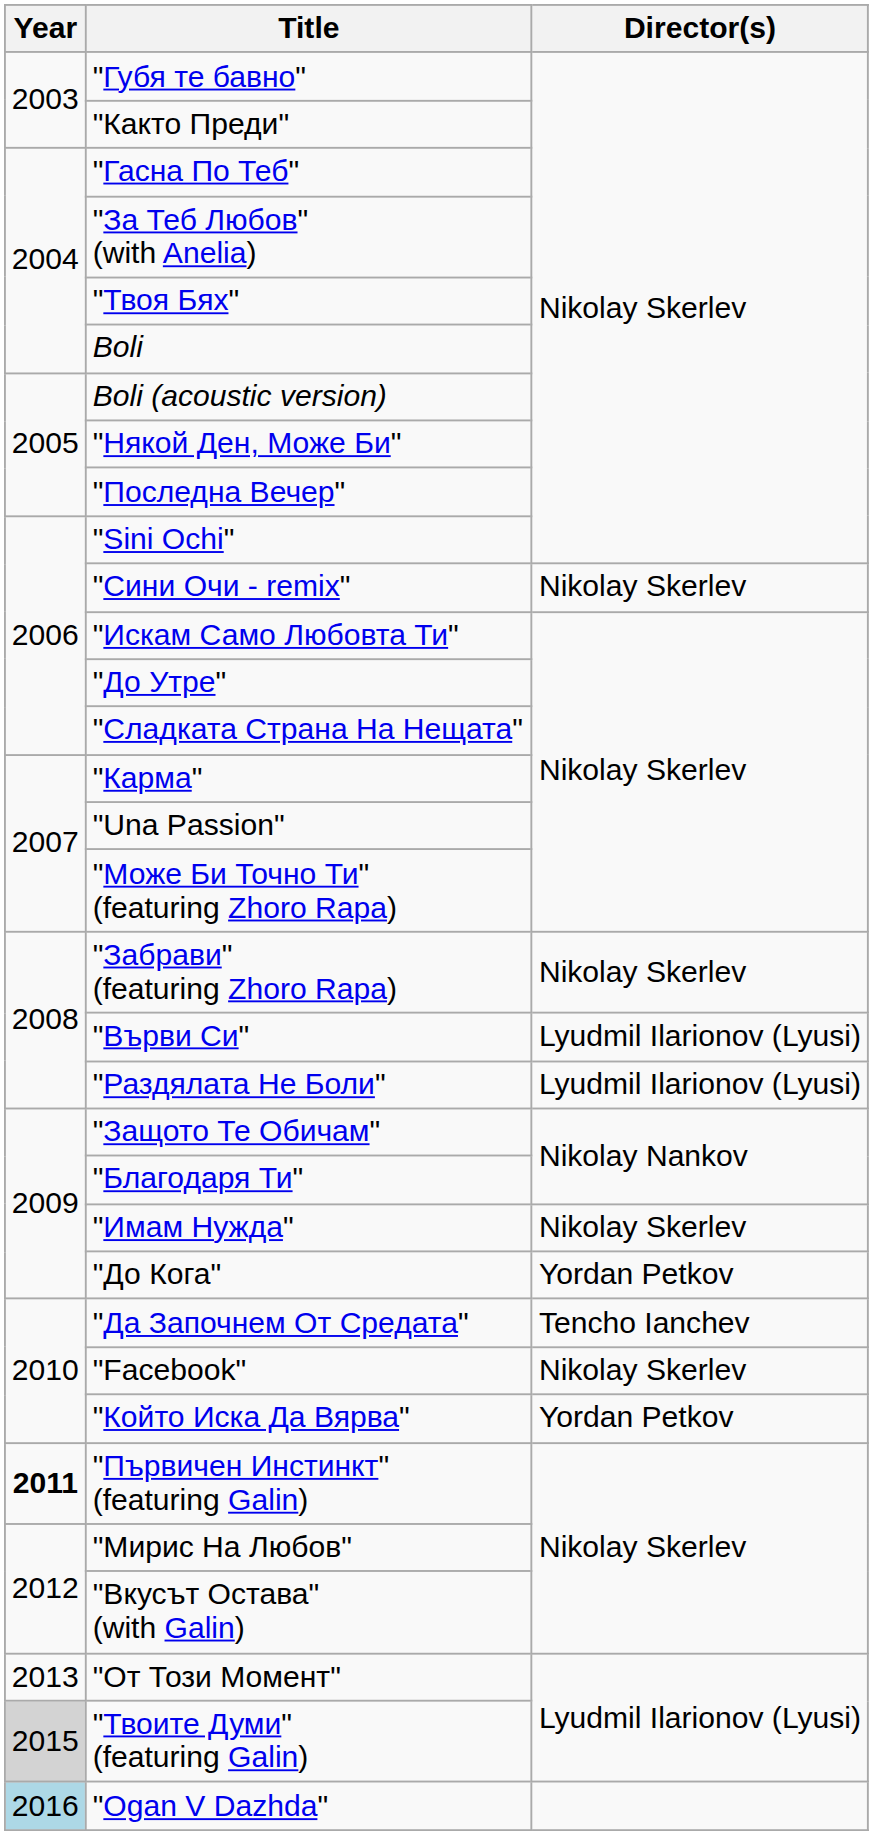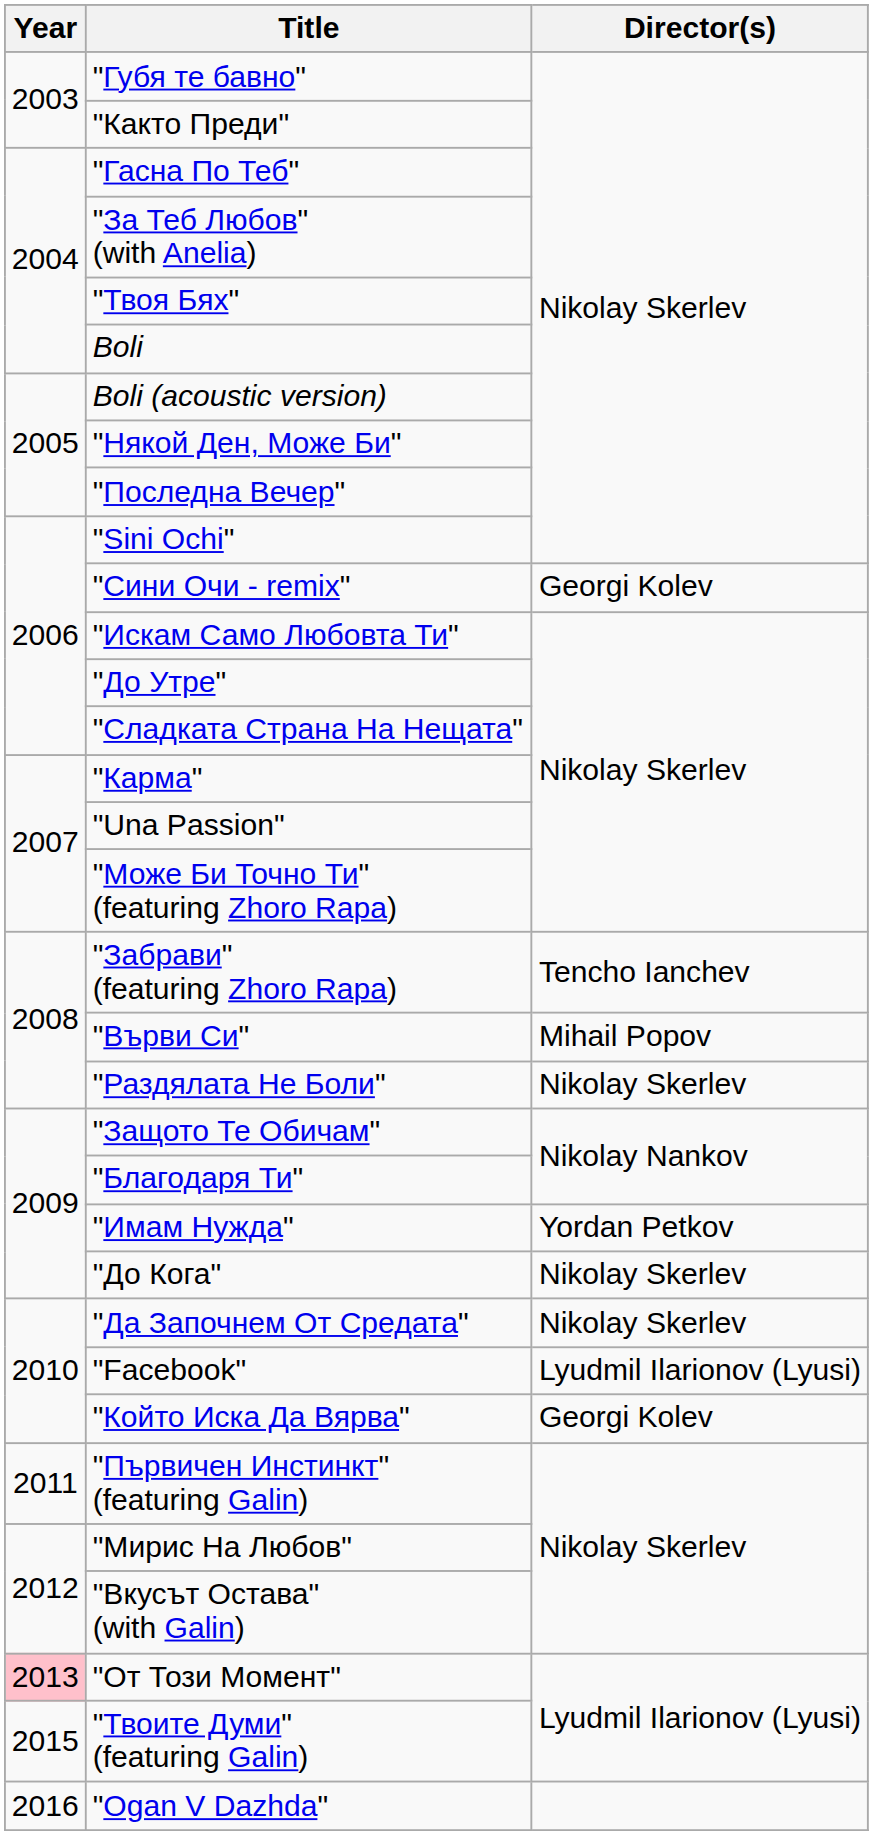(643, 586) Nikolay Skerlev -> (626, 586) Georgi Kolev
(643, 971) Nikolay Skerlev -> (644, 971) Tencho Ianchev
(700, 1036) Lyudmil Ilarionov (Lyusi) -> (625, 1036) Mihail Popov
(700, 1083) Lyudmil Ilarionov (Lyusi) -> (643, 1083) Nikolay Skerlev
(643, 1227) Nikolay Skerlev -> (636, 1227) Yordan Petkov
(636, 1274) Yordan Petkov -> (643, 1274) Nikolay Skerlev
(644, 1322) Tencho Ianchev -> (643, 1322) Nikolay Skerlev
(643, 1370) Nikolay Skerlev -> (700, 1370) Lyudmil Ilarionov (Lyusi)
(636, 1417) Yordan Petkov -> (626, 1417) Georgi Kolev
(45, 1482) bold -> (45, 1482) normal
(45, 1676) no background -> (45, 1676) pink background
(45, 1741) lightgrey background -> (45, 1741) no background
(45, 1805) lightblue background -> (45, 1805) no background
